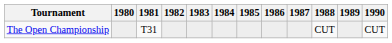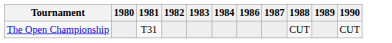- column: (249, 13)
